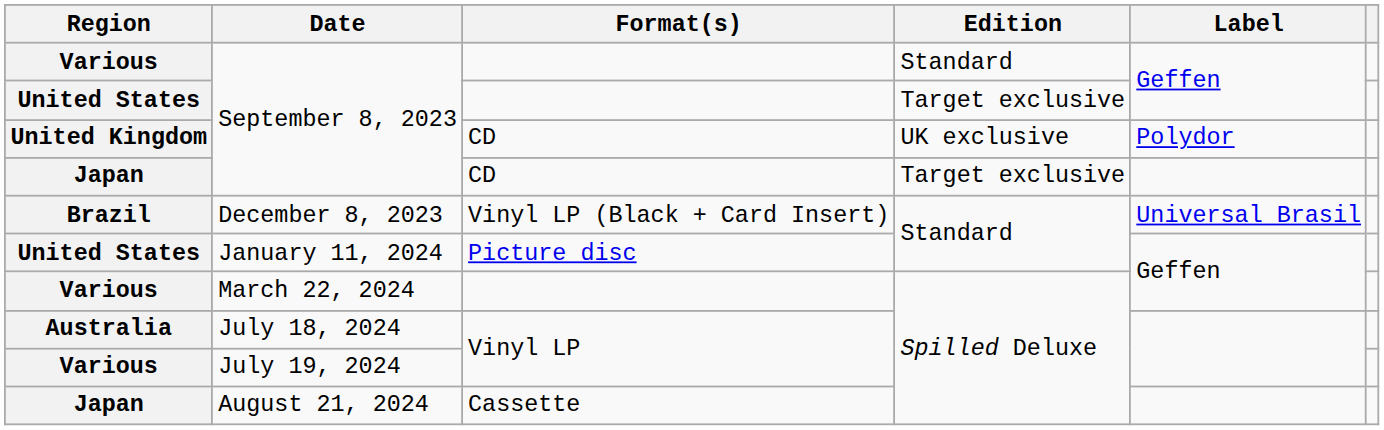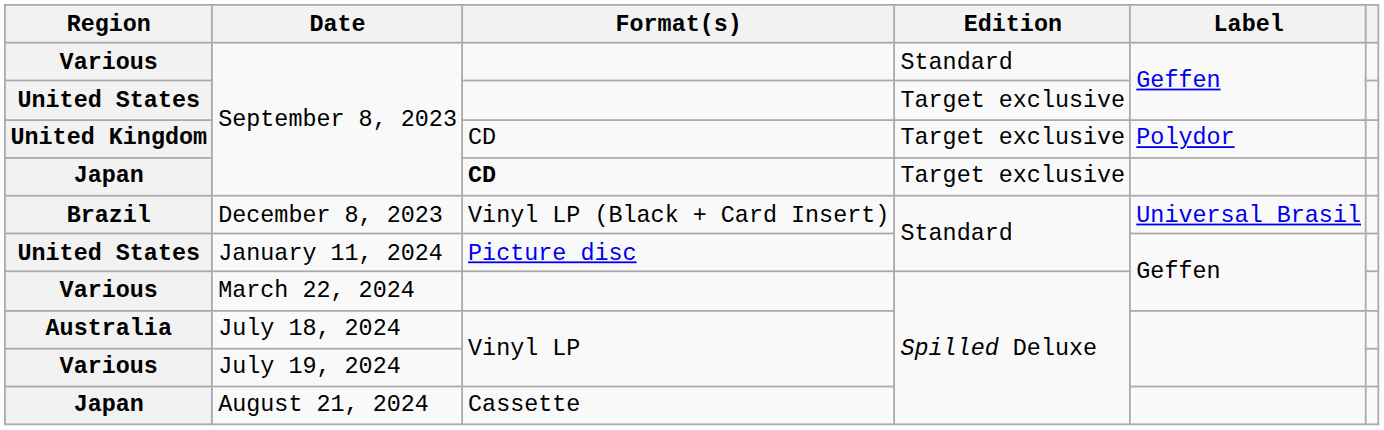(985, 138) UK exclusive -> (1013, 138) Target exclusive
(482, 177) normal -> (482, 177) bold
